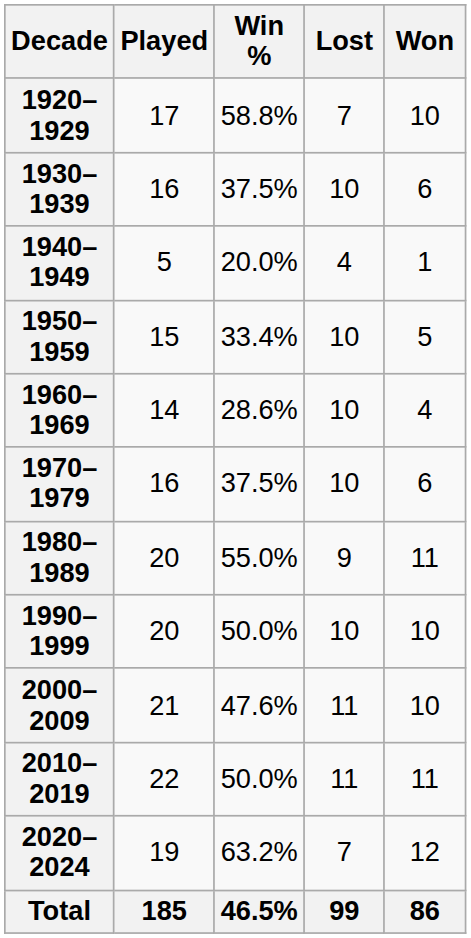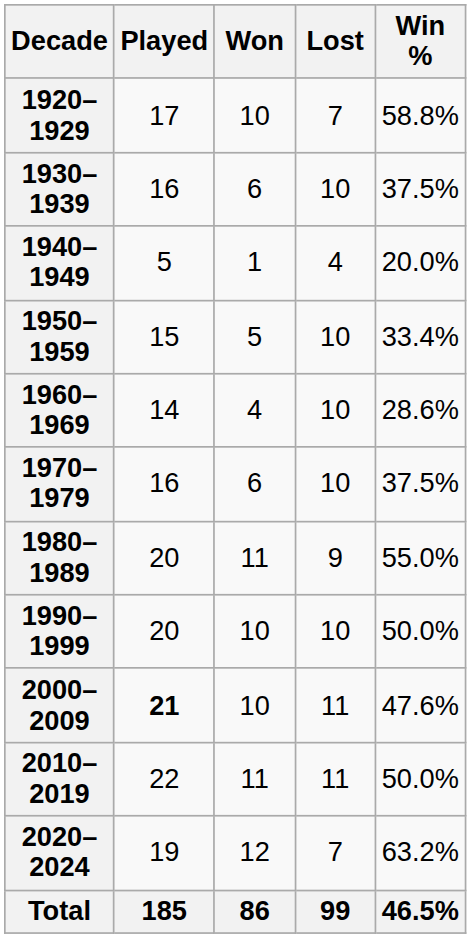columns swapped: (425, 41) <-> (259, 41)
(164, 705) normal -> (164, 705) bold
